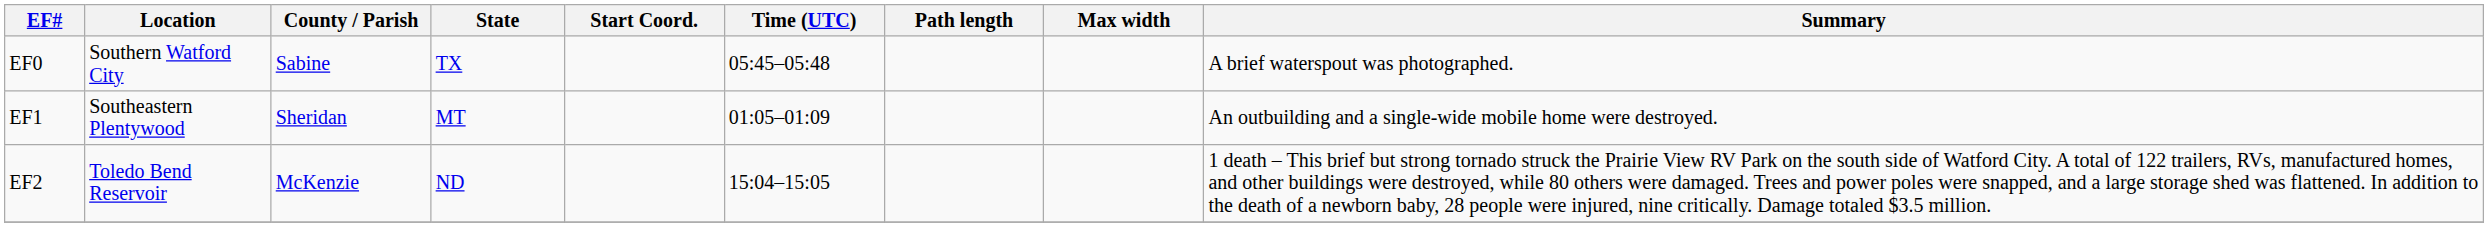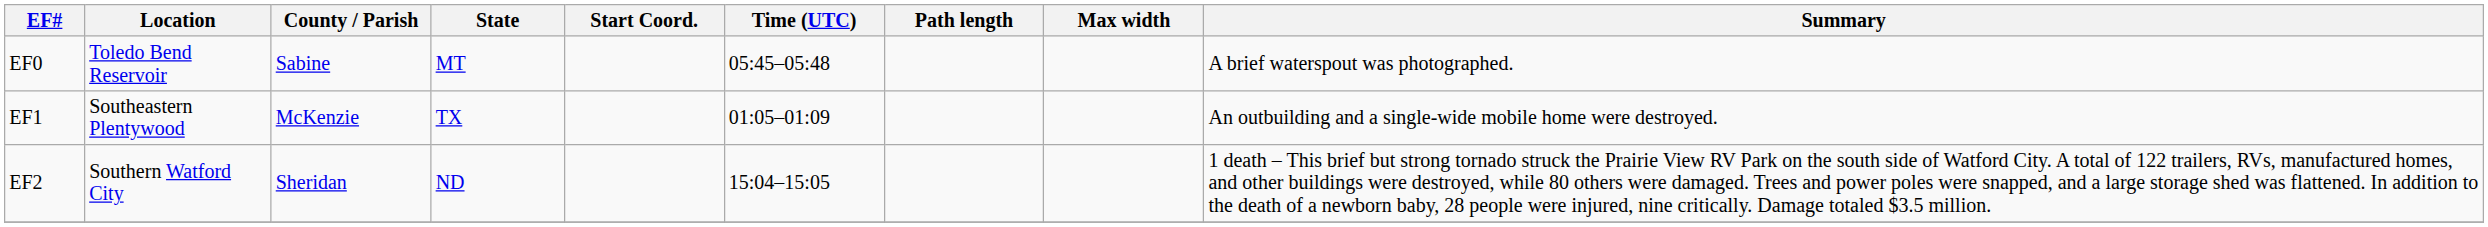(160, 63) Southern Watford City -> (140, 63) Toledo Bend Reservoir
(449, 63) TX -> (451, 63) MT
(311, 117) Sheridan -> (317, 117) McKenzie
(451, 117) MT -> (449, 117) TX
(140, 183) Toledo Bend Reservoir -> (160, 183) Southern Watford City
(317, 183) McKenzie -> (311, 183) Sheridan
